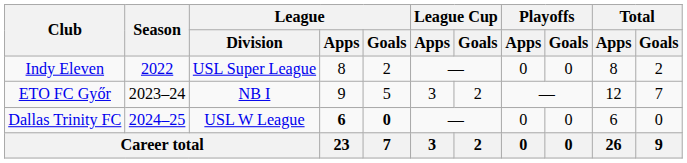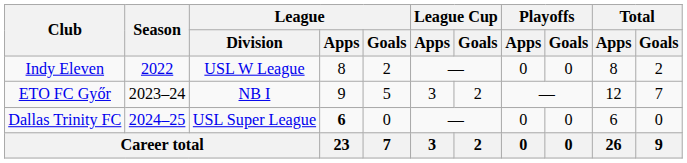(254, 68) USL Super League -> (254, 68) USL W League
(254, 119) USL W League -> (254, 119) USL Super League
(387, 119) bold -> (387, 119) normal
